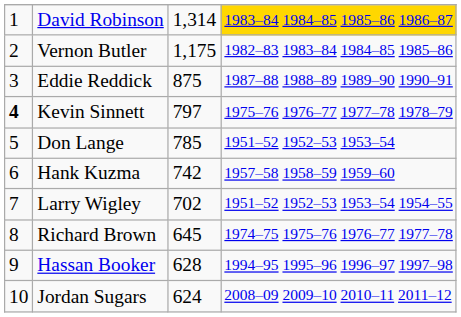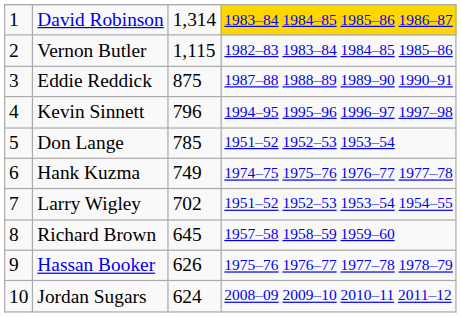(194, 50) 1,175 -> (194, 50) 1,115
(14, 111) bold -> (14, 111) normal
(187, 111) 797 -> (187, 111) 796
(339, 111) 1975–76 1976–77 1977–78 1978–79 -> (339, 111) 1994–95 1995–96 1996–97 1997–98
(187, 173) 742 -> (187, 173) 749
(310, 173) 1957–58 1958–59 1959–60 -> (339, 173) 1974–75 1975–76 1976–77 1977–78
(339, 234) 1974–75 1975–76 1976–77 1977–78 -> (310, 234) 1957–58 1958–59 1959–60
(187, 265) 628 -> (187, 265) 626
(339, 265) 1994–95 1995–96 1996–97 1997–98 -> (339, 265) 1975–76 1976–77 1977–78 1978–79
